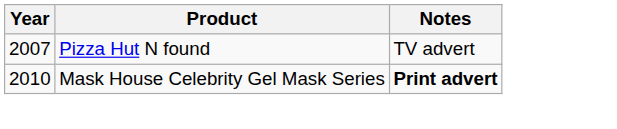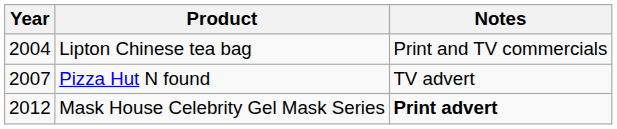+ row: (155, 49)
(30, 78) 2010 -> (30, 108) 2012
